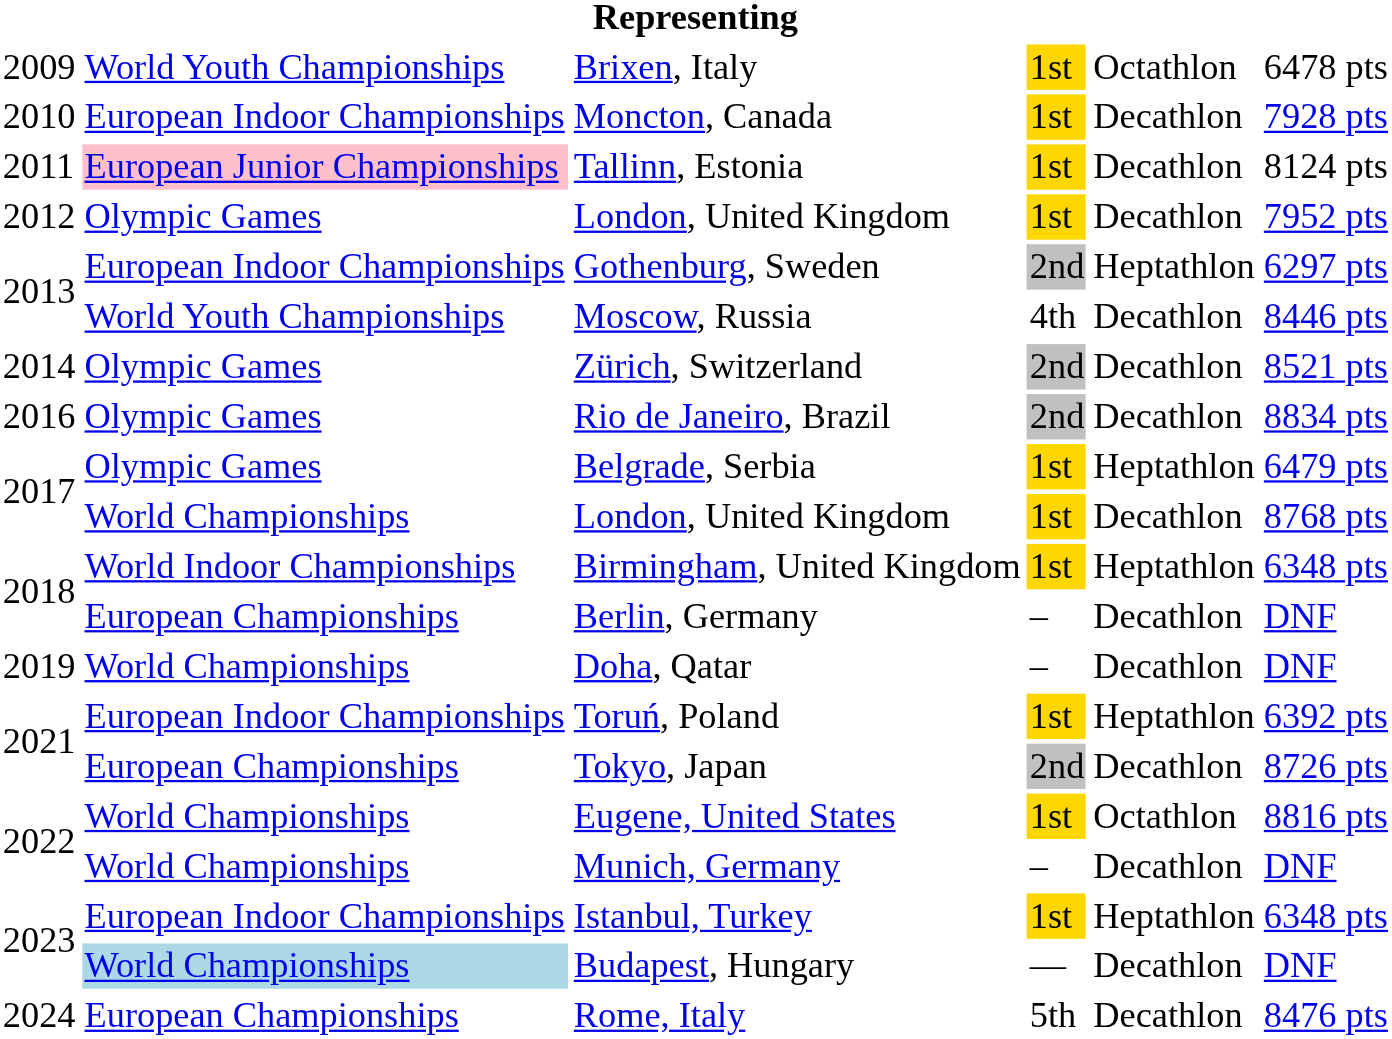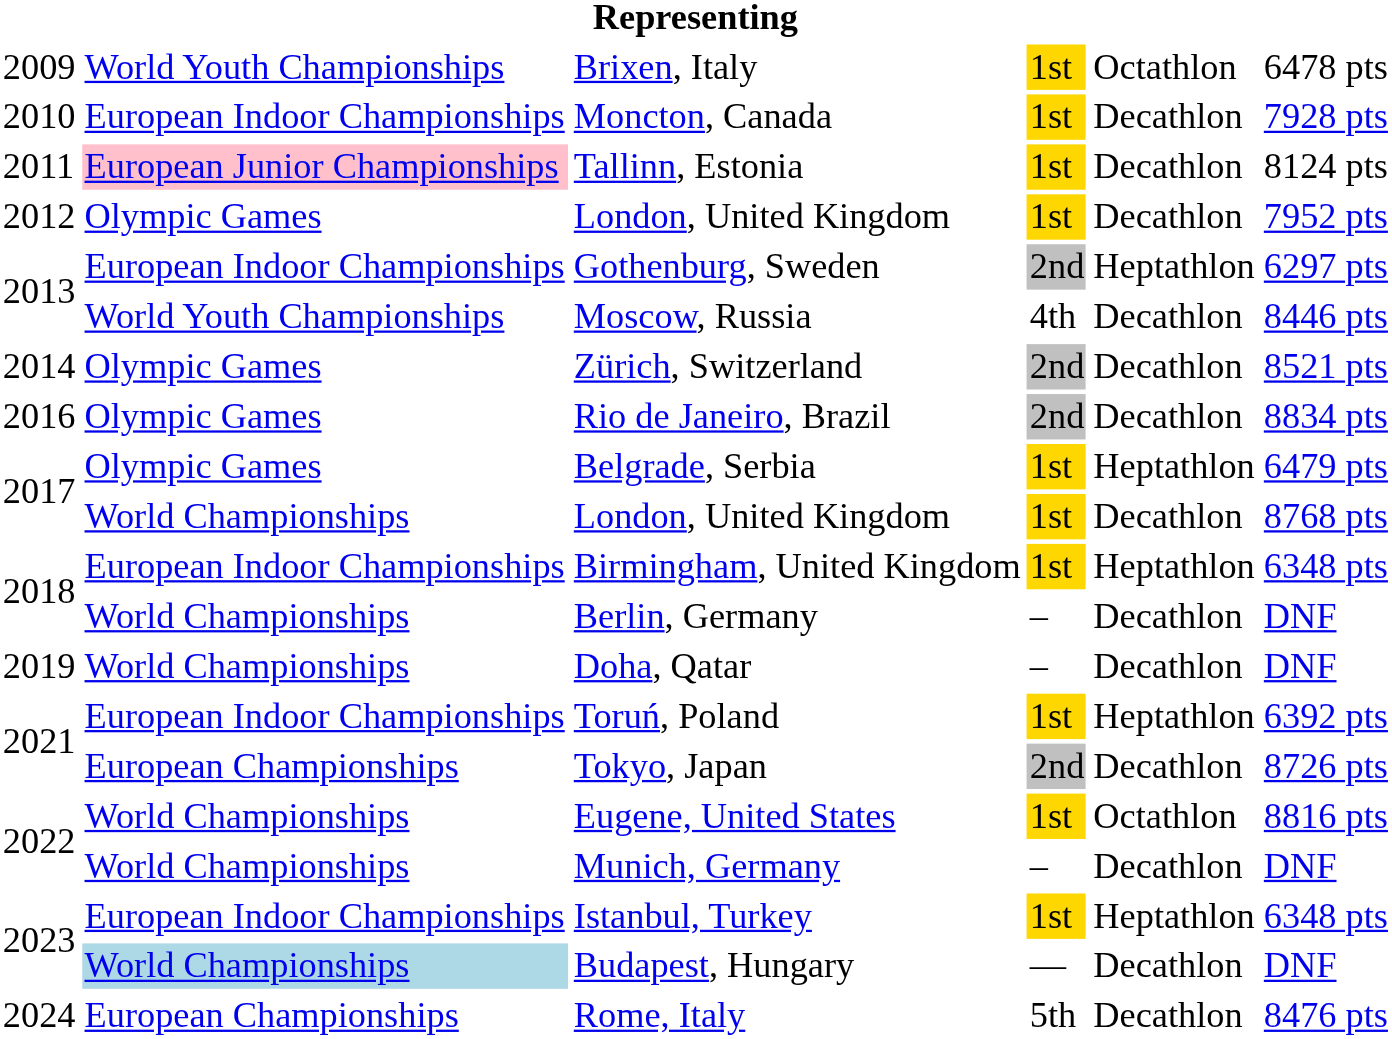(300, 565) World Indoor Championships -> (325, 565) European Indoor Championships
(272, 615) European Championships -> (247, 615) World Championships
